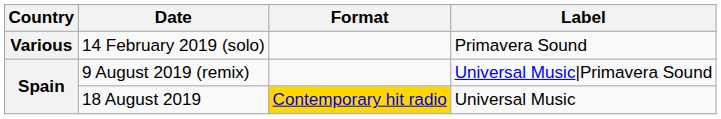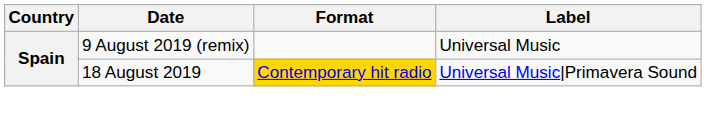- row: (173, 45)
(583, 72) Universal Music|Primavera Sound -> (500, 45) Universal Music
(515, 99) Universal Music -> (568, 72) Universal Music|Primavera Sound
